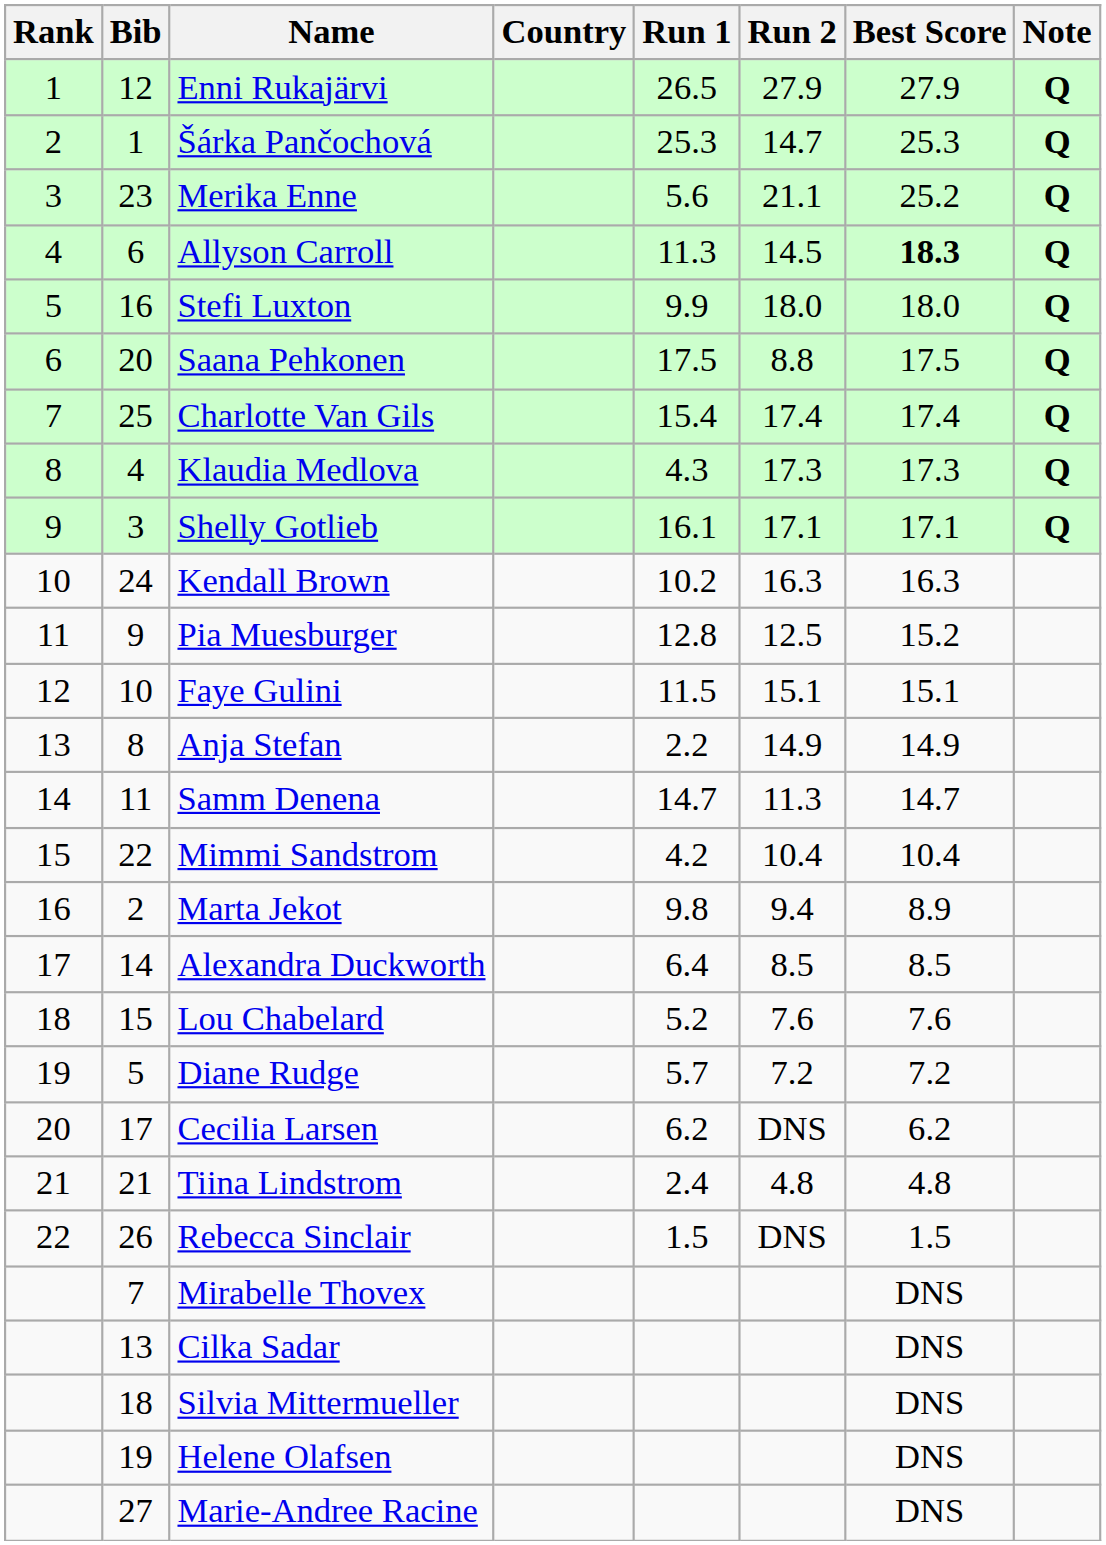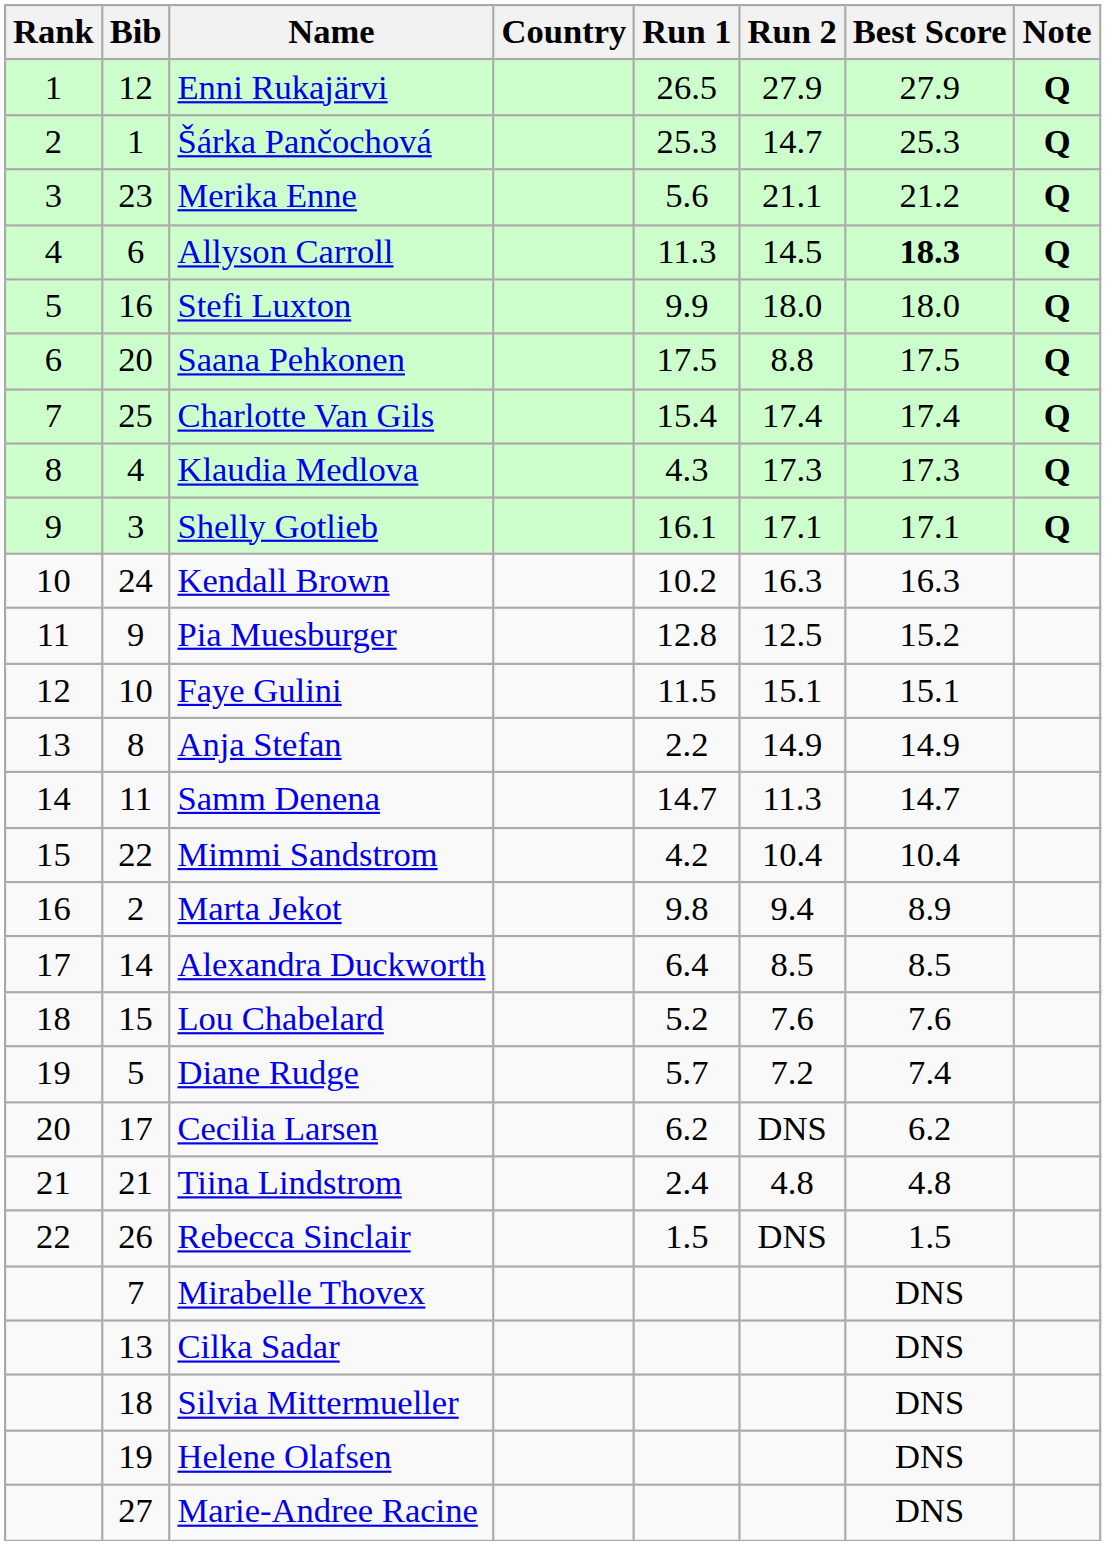(930, 196) 25.2 -> (930, 196) 21.2
(930, 1073) 7.2 -> (930, 1073) 7.4
